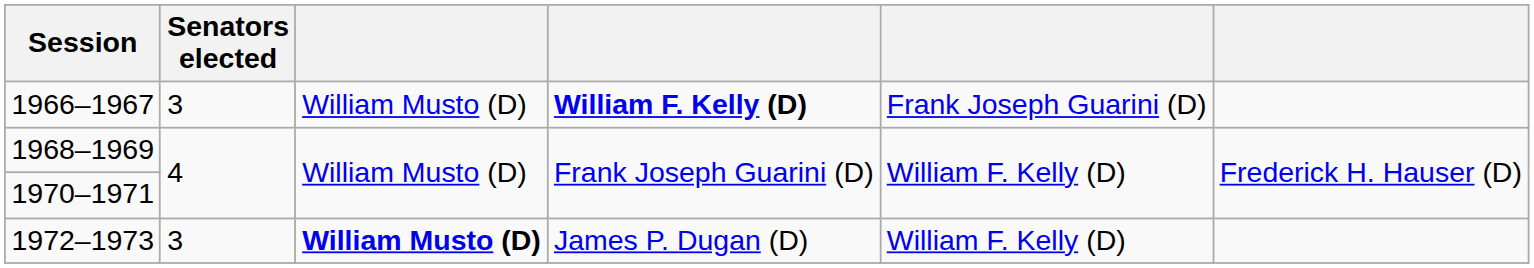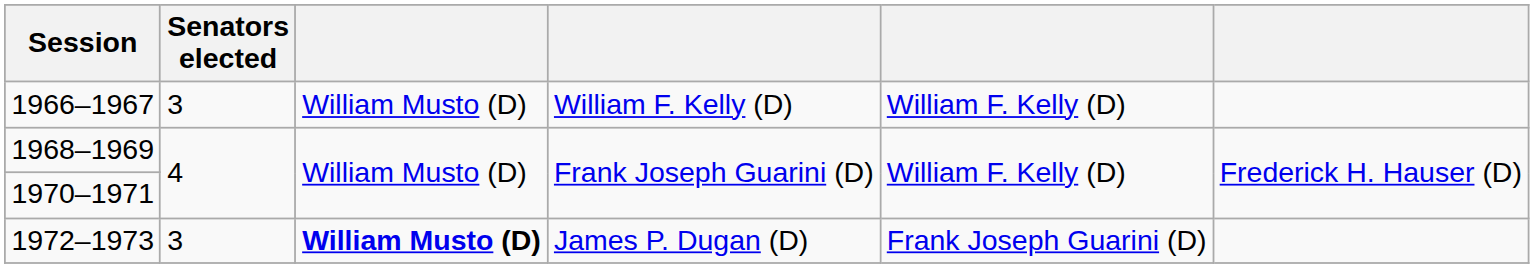(680, 104) bold -> (673, 104) normal
(1047, 104) Frank Joseph Guarini (D) -> (1006, 104) William F. Kelly (D)
(1006, 239) William F. Kelly (D) -> (1047, 239) Frank Joseph Guarini (D)
